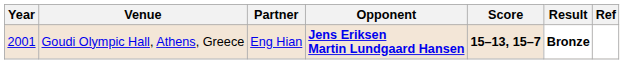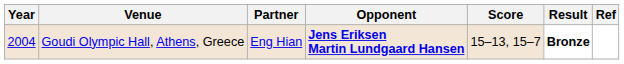(21, 42) 2001 -> (21, 42) 2004
(506, 42) bold -> (506, 42) normal
